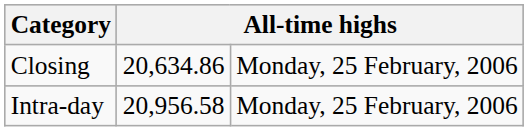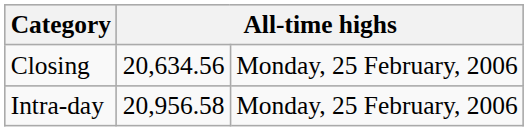(174, 65) 20,634.86 -> (174, 65) 20,634.56
